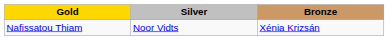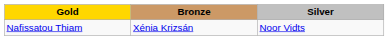columns swapped: (194, 12) <-> (321, 12)
